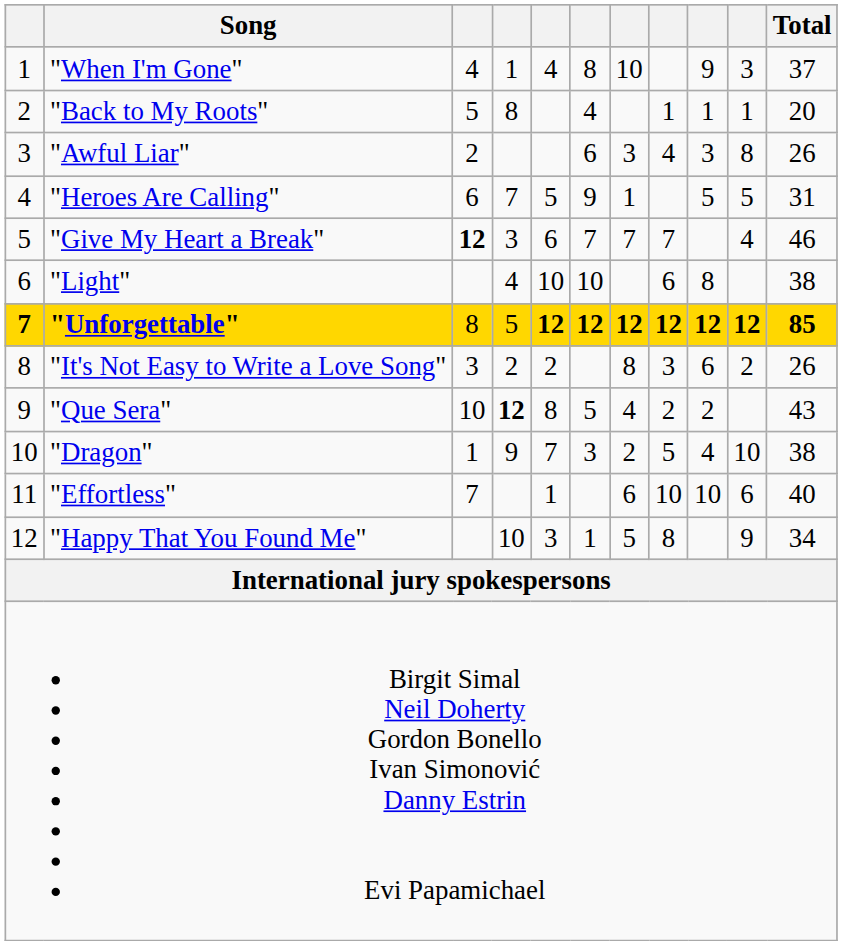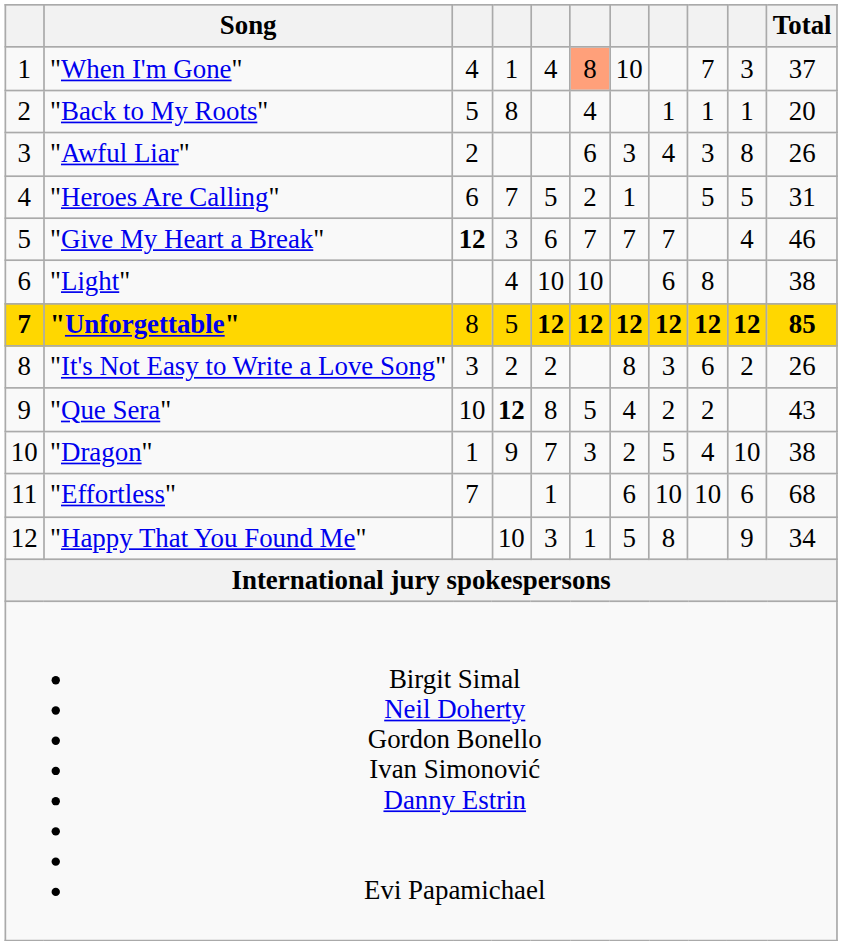(590, 68) no background -> (590, 68) lightsalmon background
(708, 68) 9 -> (708, 68) 7
(590, 196) 9 -> (590, 196) 2
(802, 494) 40 -> (802, 494) 68
